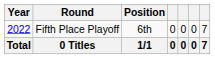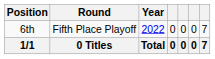columns swapped: (19, 12) <-> (145, 12)
